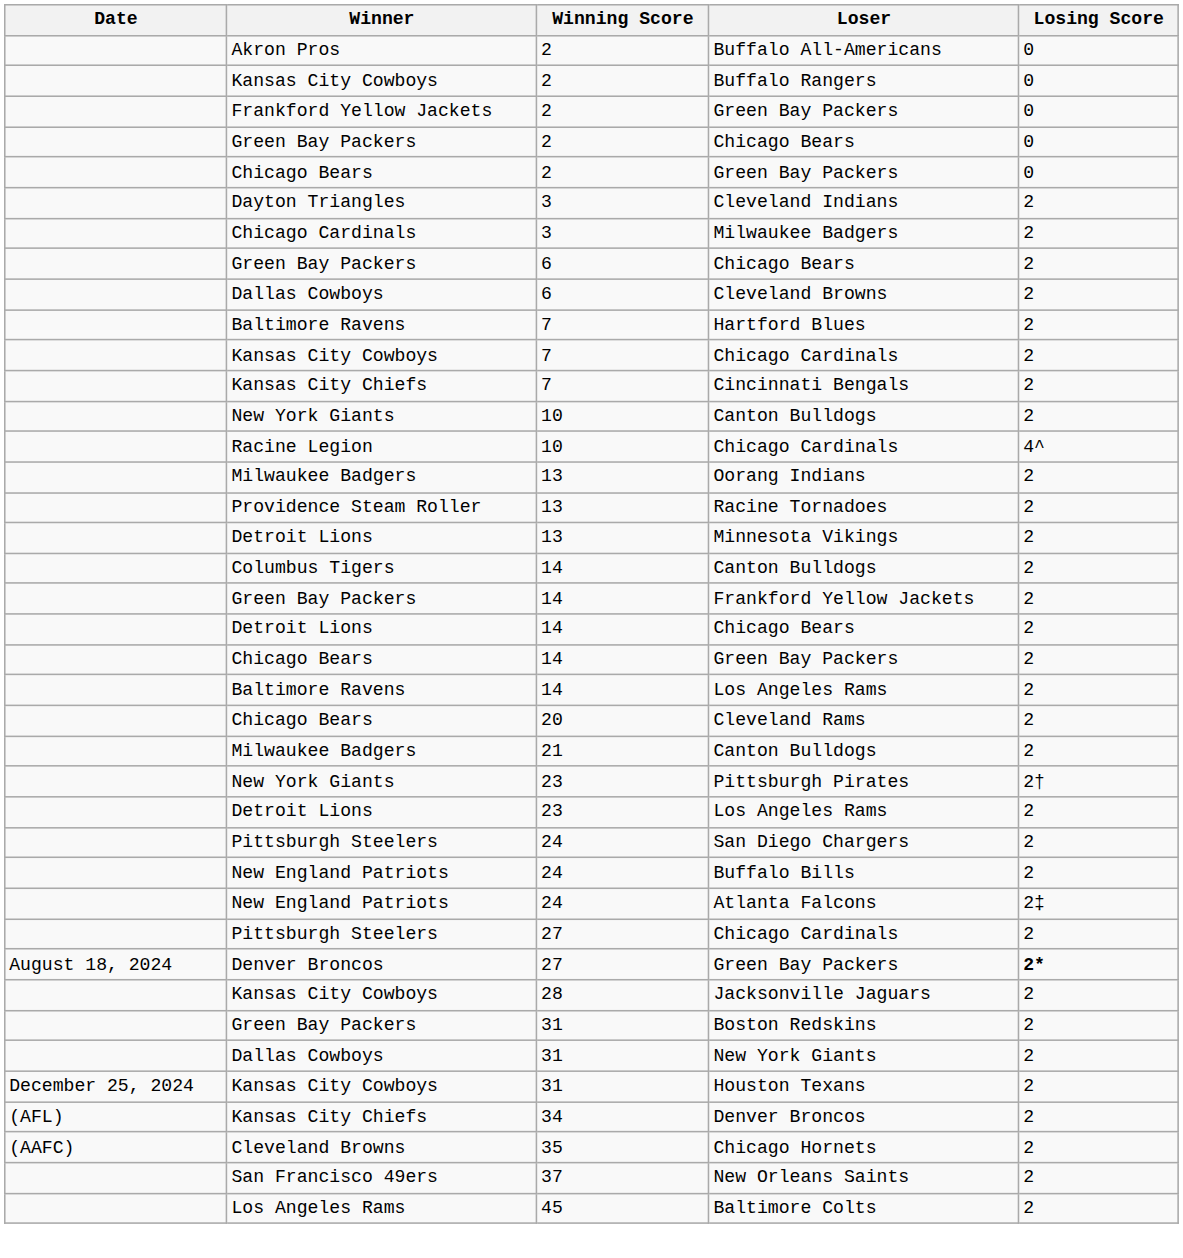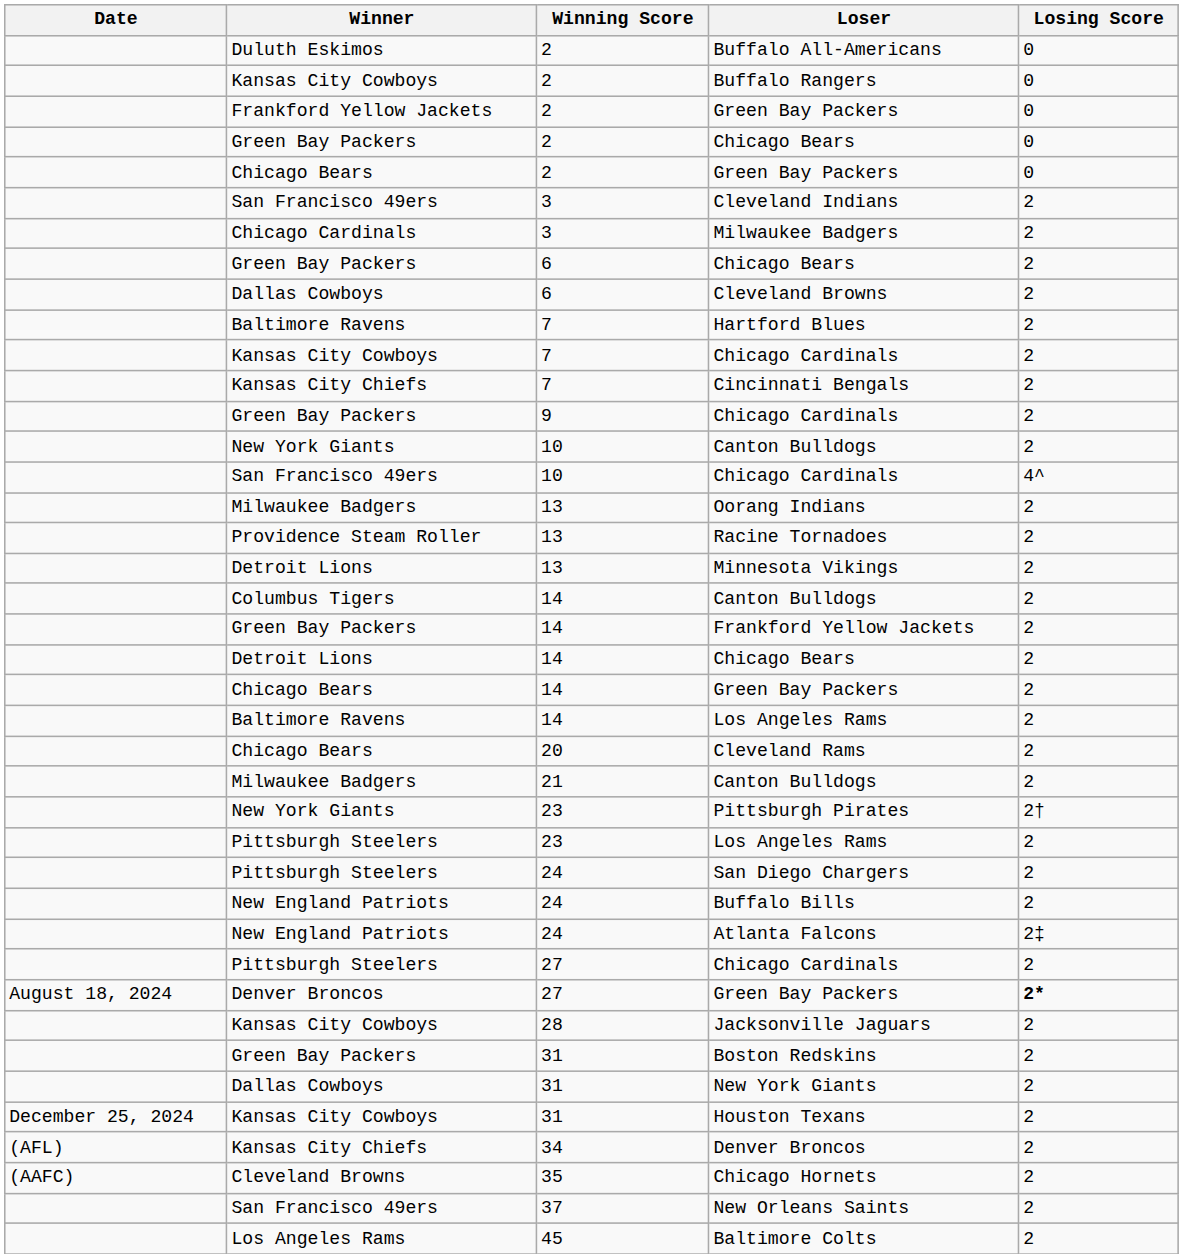(286, 50) Akron Pros -> (308, 50) Duluth Eskimos
(318, 202) Dayton Triangles -> (335, 202) San Francisco 49ers
+ row: (547, 416)
(302, 446) Racine Legion -> (335, 477) San Francisco 49ers
(302, 812) Detroit Lions -> (335, 842) Pittsburgh Steelers
